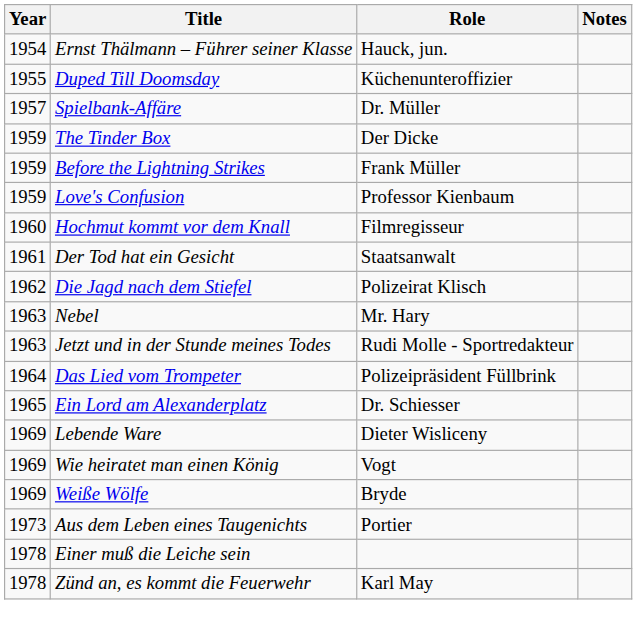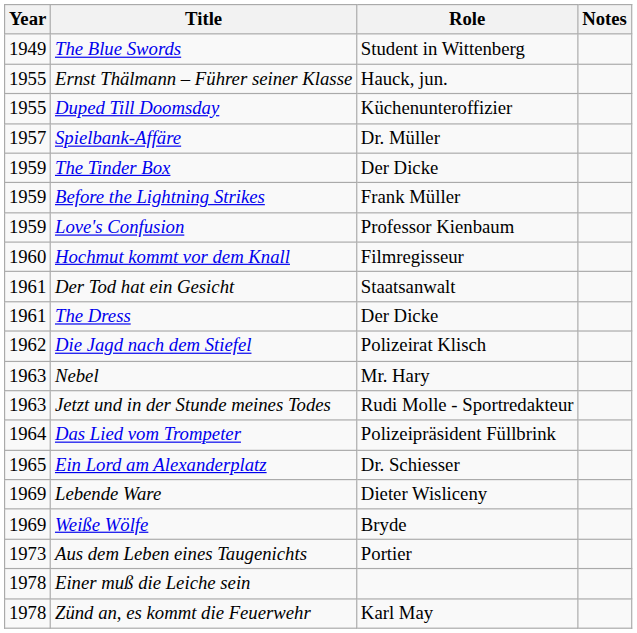+ row: (118, 49)
(28, 49) 1954 -> (28, 78) 1955
+ row: (93, 316)
- row: (167, 464)
